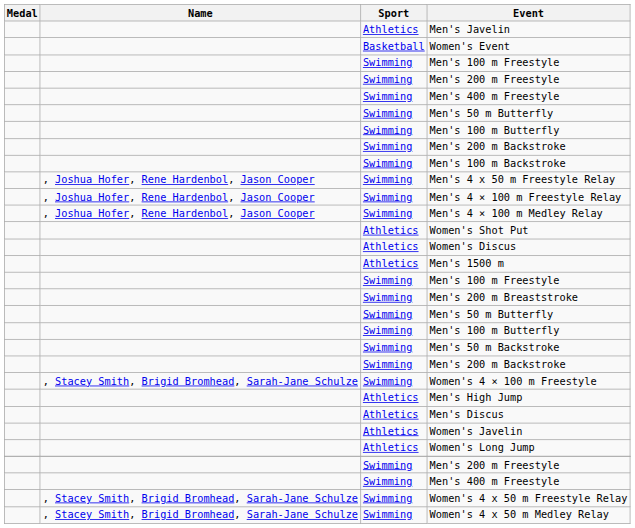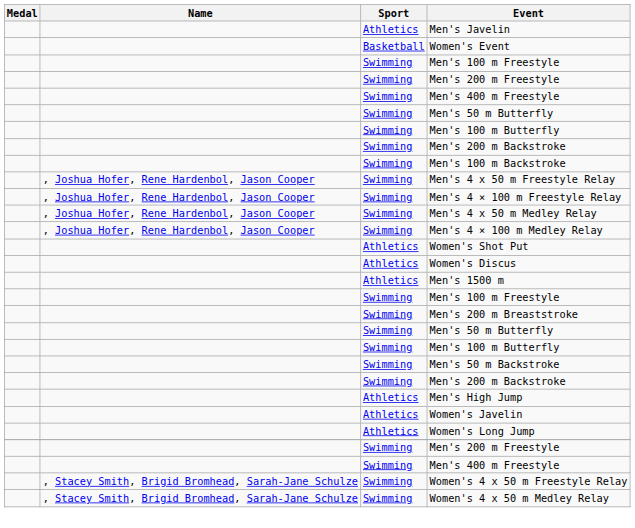+ row: (179, 214)
- row: (200, 381)
- row: (200, 414)
